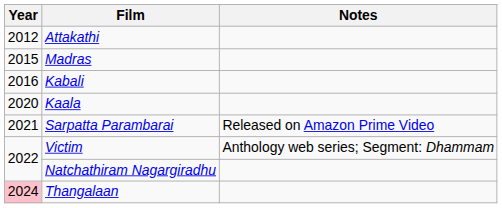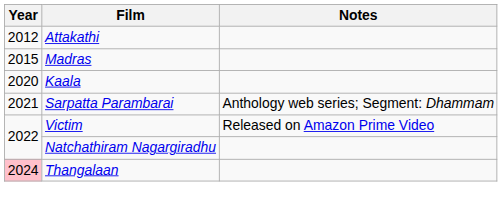- row: (64, 81)
(328, 125) Released on Amazon Prime Video -> (358, 103) Anthology web series; Segment: Dhammam
(358, 147) Anthology web series; Segment: Dhammam -> (328, 125) Released on Amazon Prime Video
